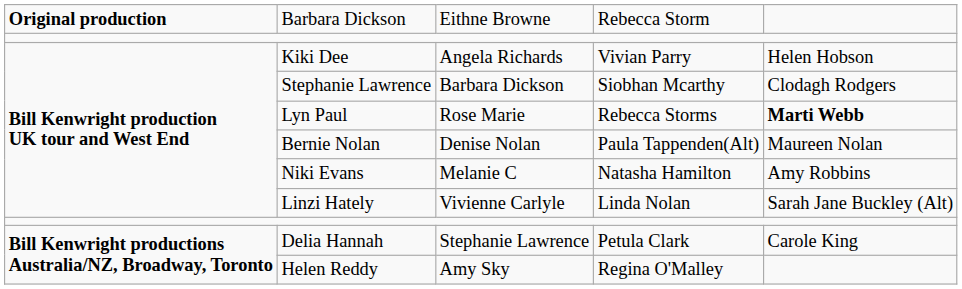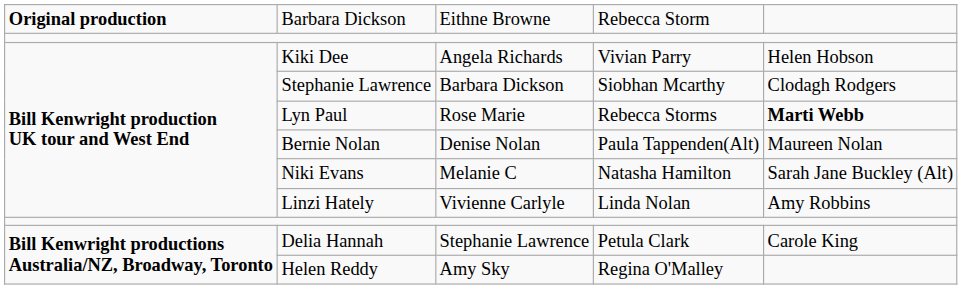(819, 173) Amy Robbins -> (860, 173) Sarah Jane Buckley (Alt)
(860, 202) Sarah Jane Buckley (Alt) -> (819, 202) Amy Robbins
